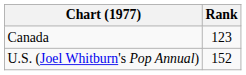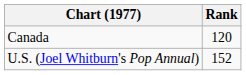(222, 37) 123 -> (222, 37) 120
